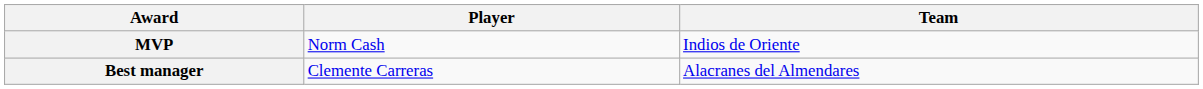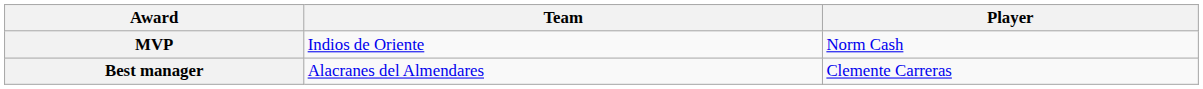columns swapped: (491, 17) <-> (939, 17)
